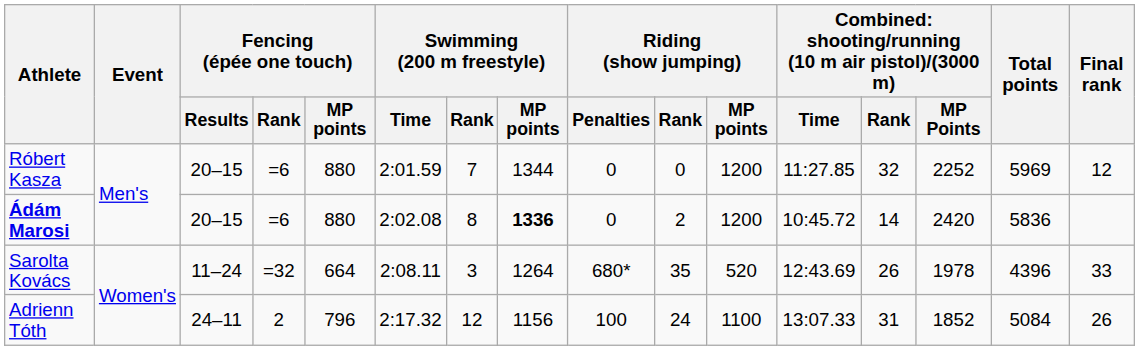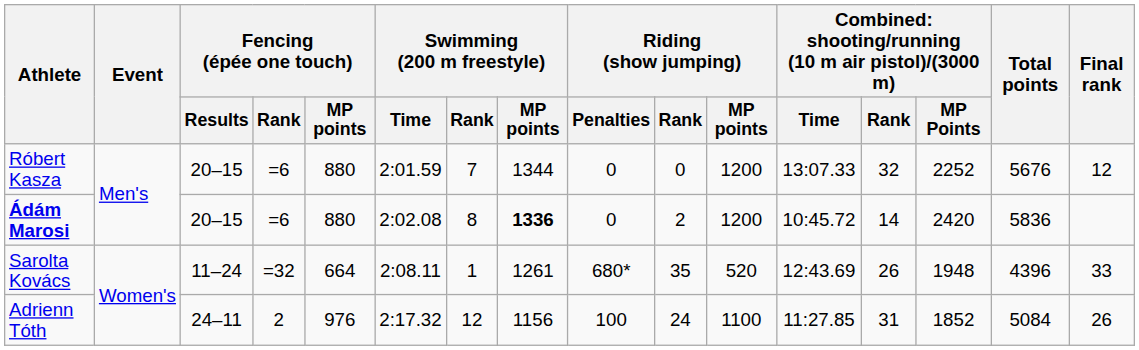(819, 170) 11:27.85 -> (819, 170) 13:07.33
(1030, 170) 5969 -> (1030, 170) 5676
(472, 270) 3 -> (472, 270) 1
(533, 270) 1264 -> (533, 270) 1261
(954, 270) 1978 -> (954, 270) 1948
(340, 321) 796 -> (340, 321) 976
(819, 321) 13:07.33 -> (819, 321) 11:27.85
